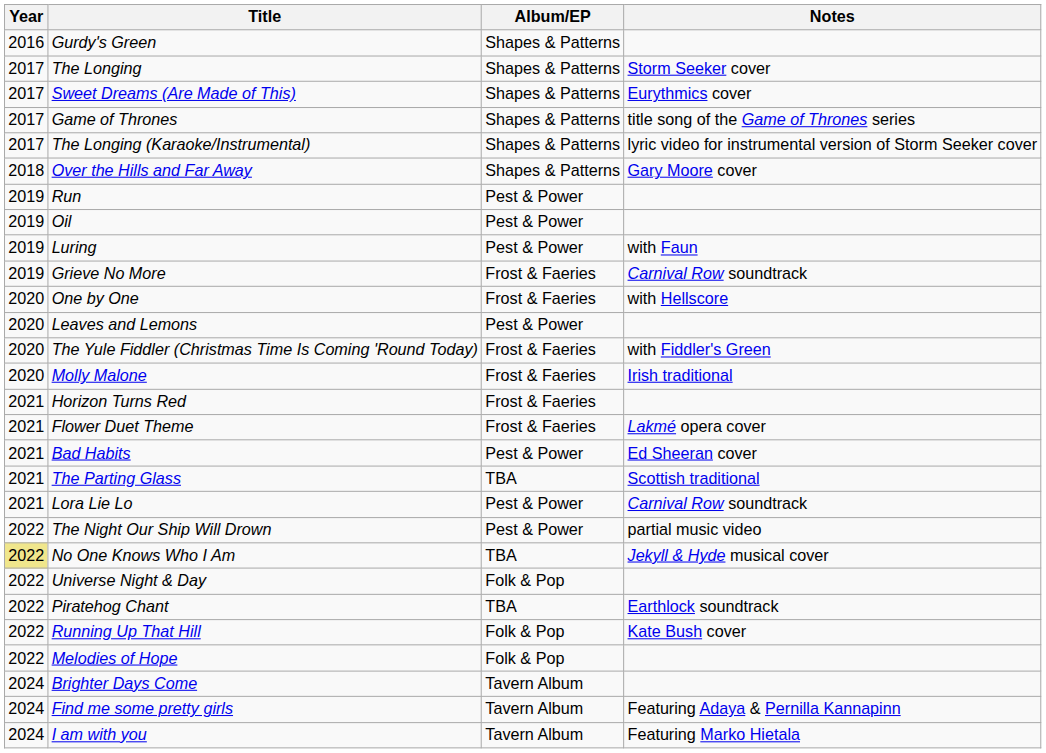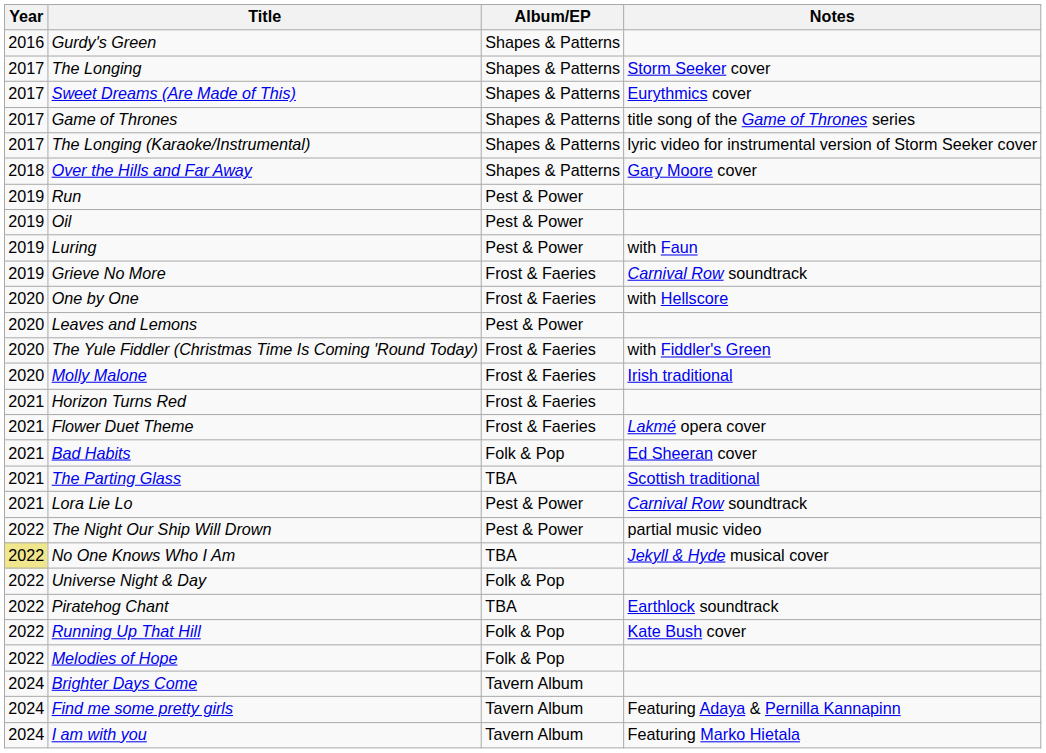(534, 453) Pest & Power -> (525, 453) Folk & Pop
